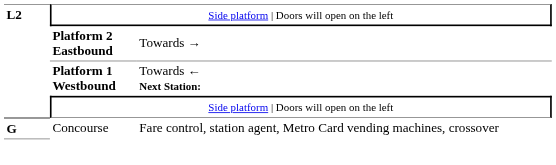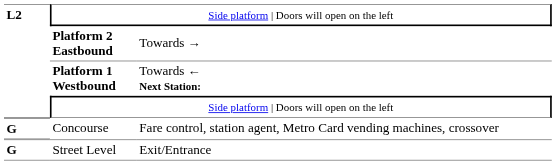+ row: (84, 150)
